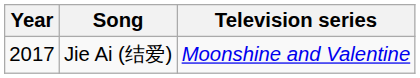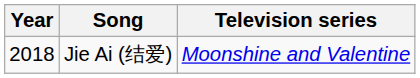(32, 54) 2017 -> (32, 54) 2018
